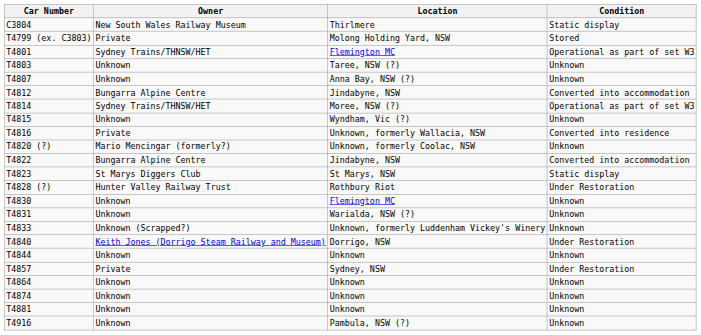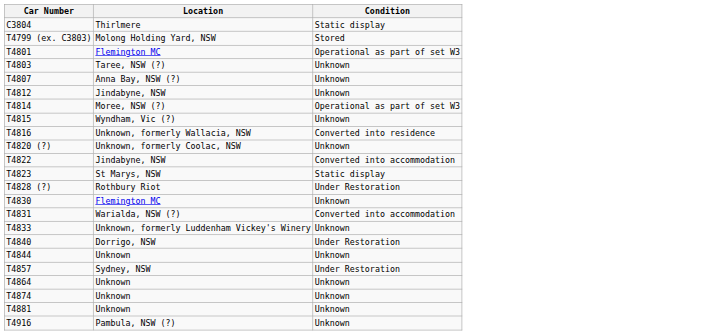- column: (211, 11)
(619, 92) Converted into accommodation -> (332, 92) Unknown
(567, 214) Unknown -> (385, 214) Converted into accommodation
